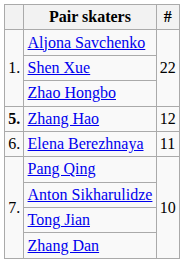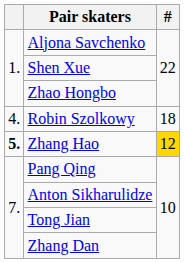+ row: (81, 118)
(168, 118) no background -> (168, 144) gold background
- row: (86, 144)
